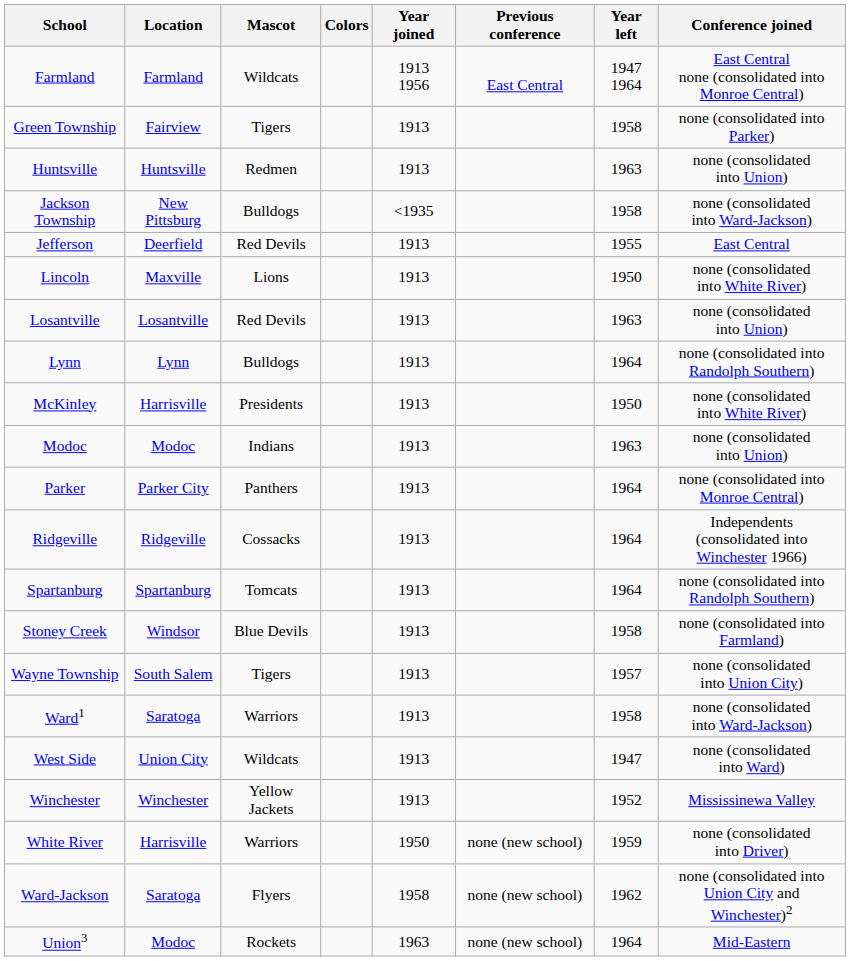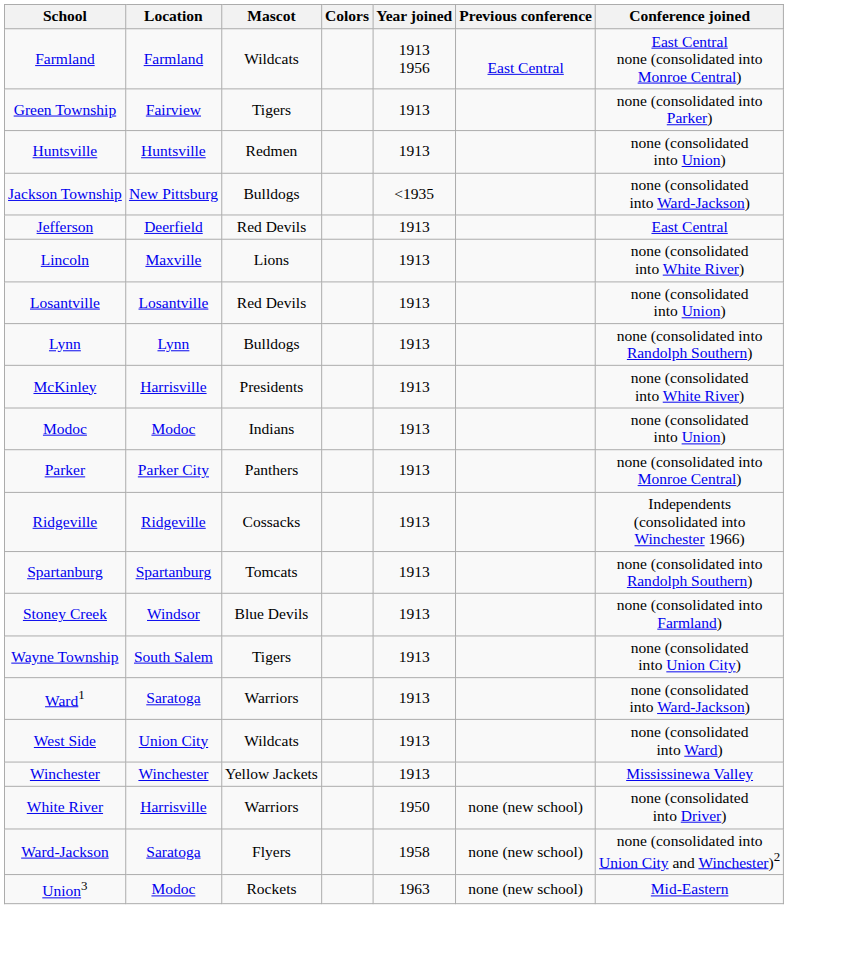- column: (626, 25)
